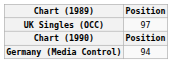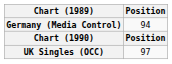rows swapped: (64, 25) <-> (64, 52)
